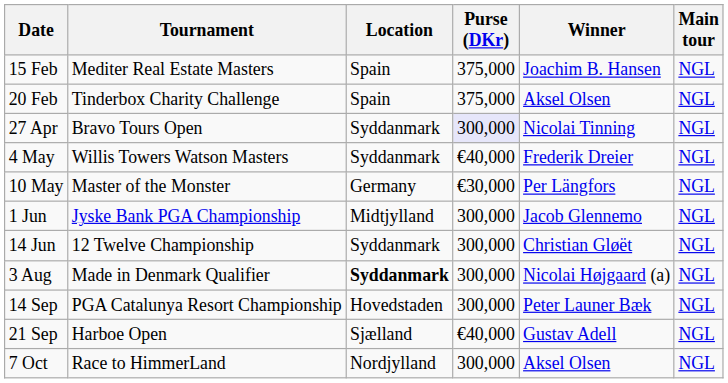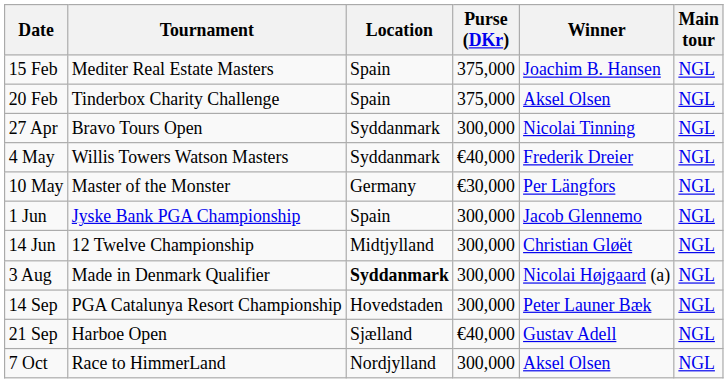(486, 128) lavender background -> (486, 128) no background
(392, 216) Midtjylland -> (370, 216) Spain
(395, 245) Syddanmark -> (392, 245) Midtjylland
